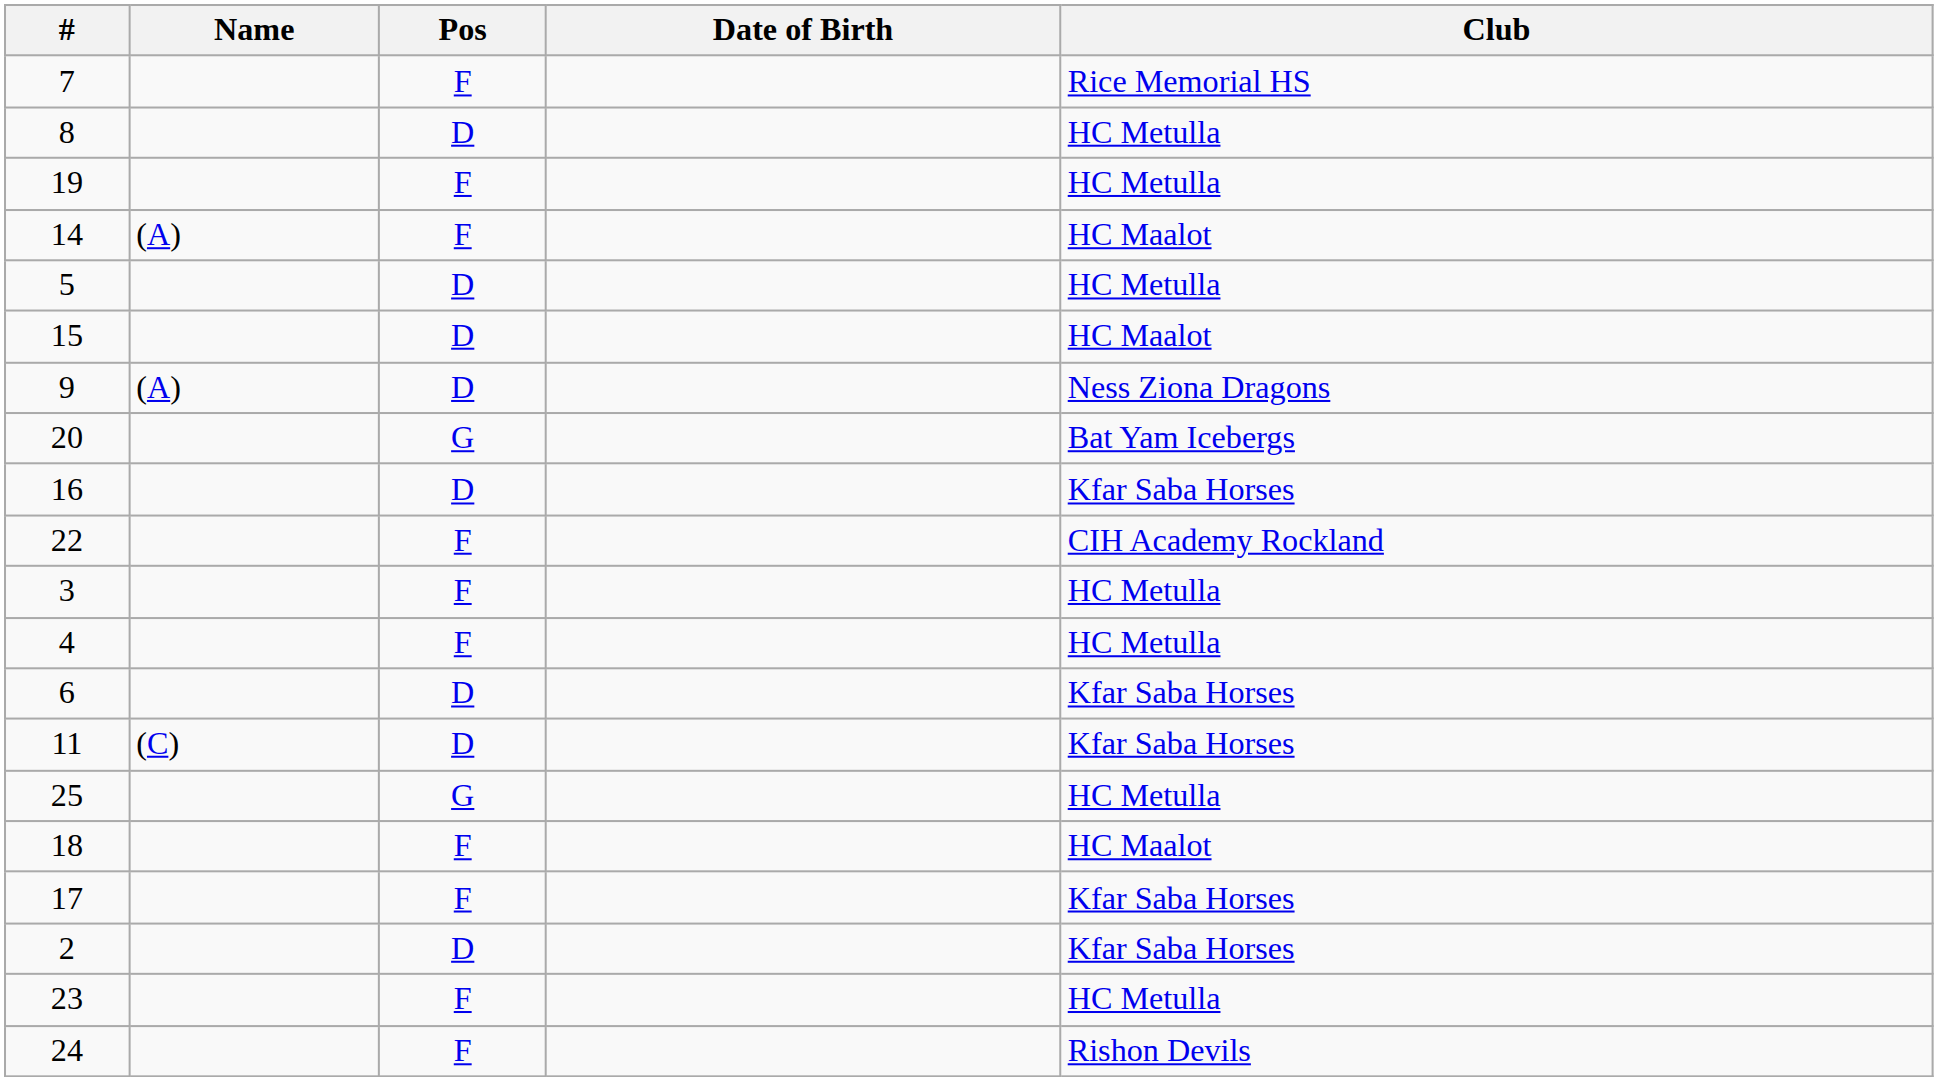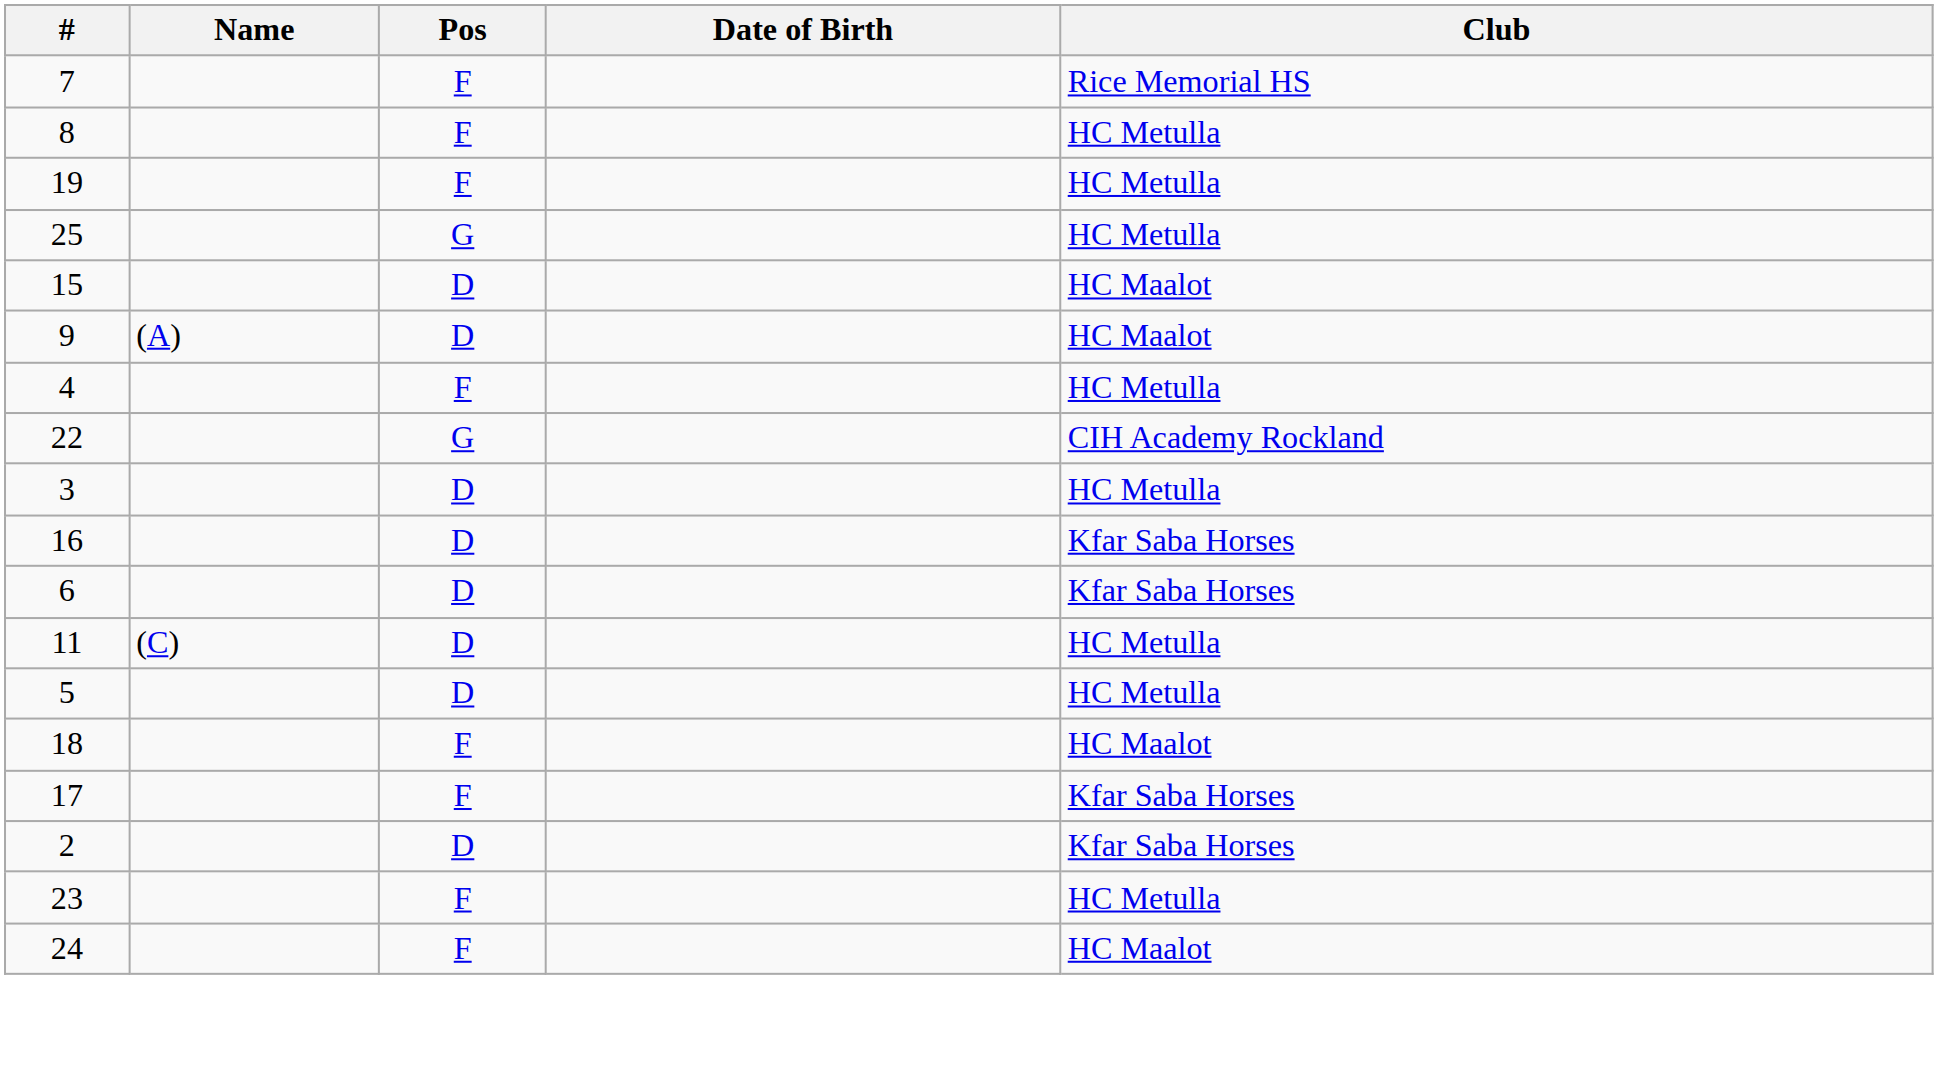(463, 132) D -> (463, 132) F
- row: (67, 234)
rows swapped: (67, 285) <-> (67, 795)
(1199, 387) Ness Ziona Dragons -> (1140, 336) HC Maalot
- row: (67, 438)
rows swapped: (67, 489) <-> (67, 642)
(463, 540) F -> (463, 438) G
(463, 591) F -> (463, 489) D
(1181, 744) Kfar Saba Horses -> (1144, 642) HC Metulla
(1159, 1050) Rishon Devils -> (1140, 948) HC Maalot
